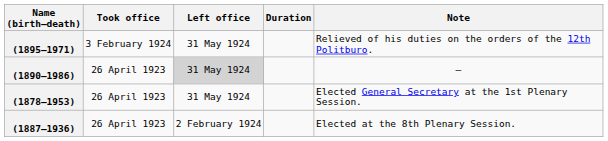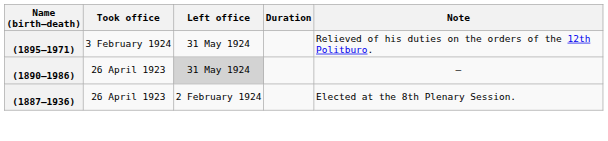- row: (44, 102)
